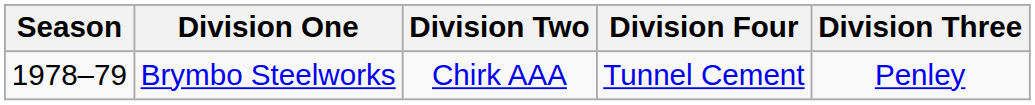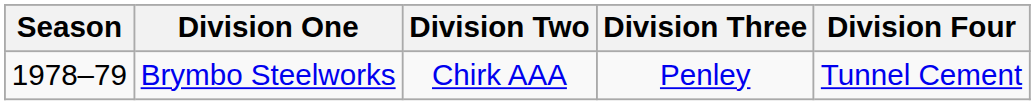columns swapped: (920, 27) <-> (704, 27)
